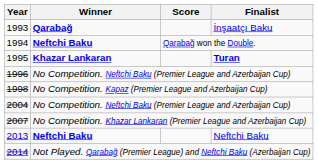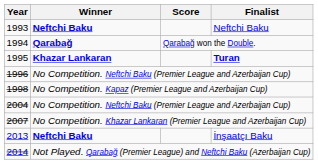(53, 27) Qarabağ -> (63, 27) Neftchi Baku
(243, 27) İnşaatçı Baku -> (241, 27) Neftchi Baku
(63, 43) Neftchi Baku -> (53, 43) Qarabağ
(241, 136) Neftchi Baku -> (243, 136) İnşaatçı Baku
